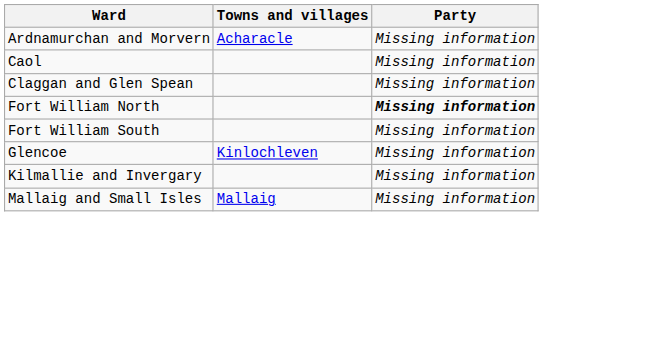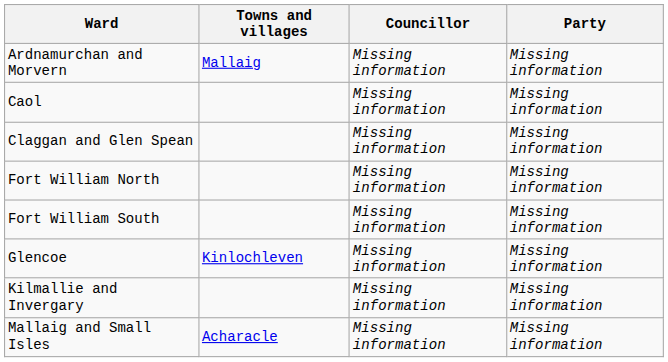+ column: (428, 24)
(255, 39) Acharacle -> (231, 63) Mallaig
(455, 108) bold -> (556, 180) normal
(246, 199) Mallaig -> (240, 337) Acharacle
